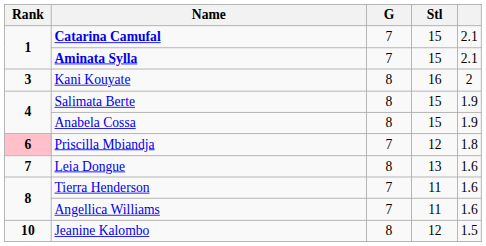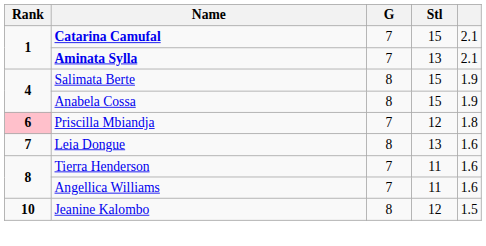(435, 58) 15 -> (435, 58) 13
- row: (92, 79)
